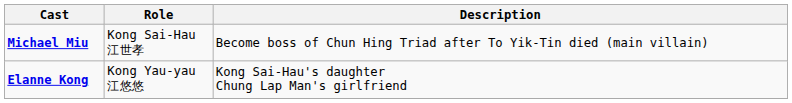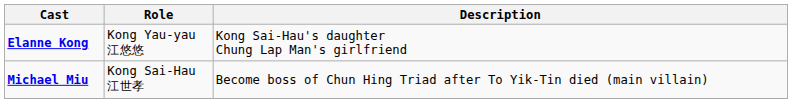rows swapped: (48, 43) <-> (48, 80)
